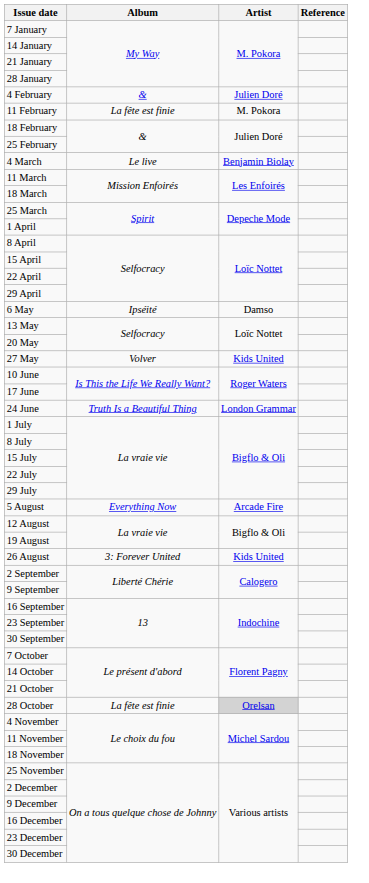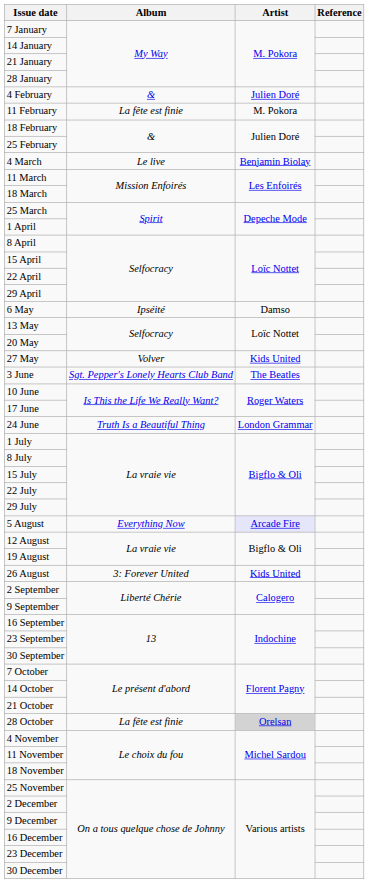+ row: (20, 375)
(258, 507) no background -> (275, 524) lavender background
